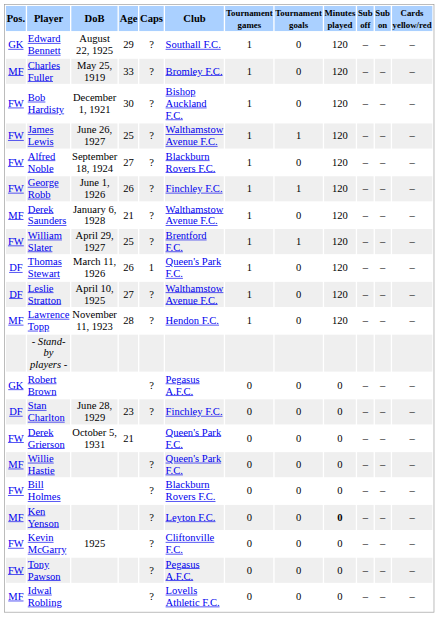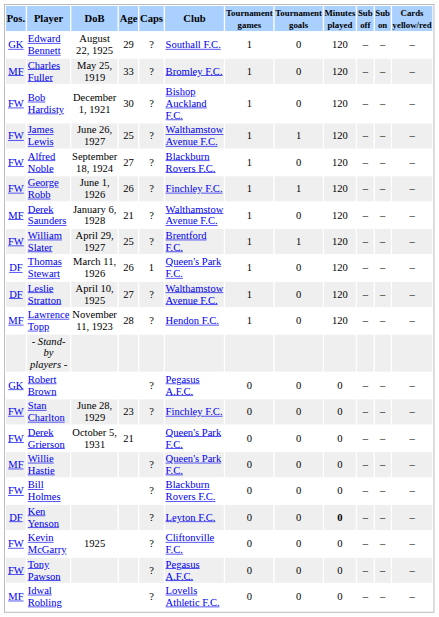(16, 412) DF -> (16, 412) FW
(16, 517) MF -> (16, 517) DF
